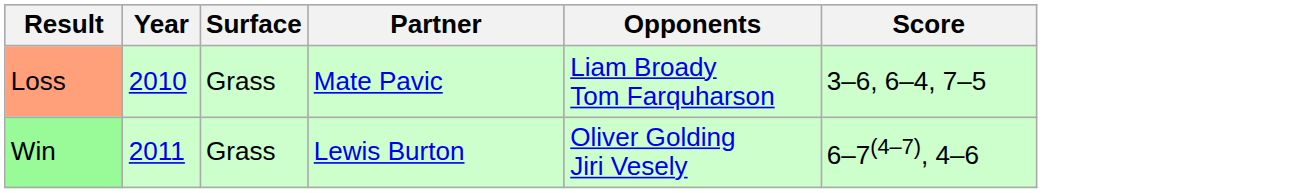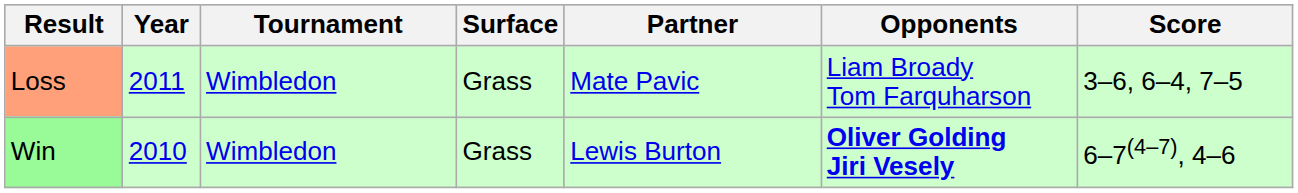+ column: (328, 25)
(158, 81) 2010 -> (157, 81) 2011
(157, 151) 2011 -> (158, 151) 2010
(653, 151) normal -> (917, 151) bold
